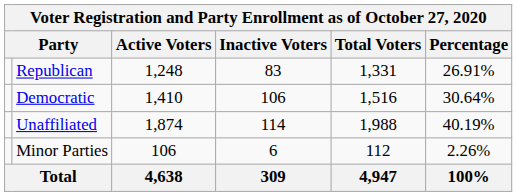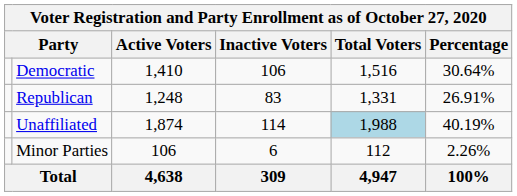rows swapped: (55, 97) <-> (54, 71)
(378, 124) no background -> (378, 124) lightblue background
